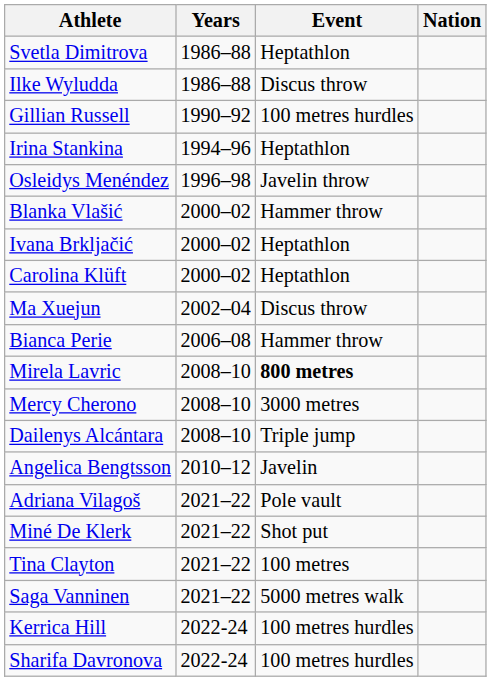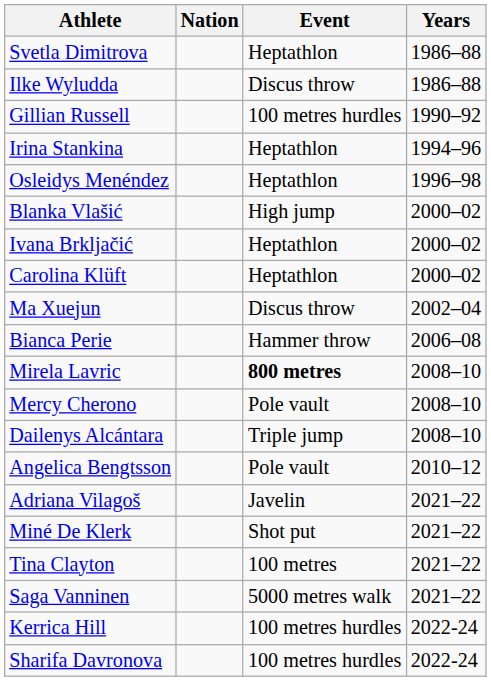columns swapped: (452, 20) <-> (216, 20)
(315, 180) Javelin throw -> (293, 180) Heptathlon
(322, 212) Hammer throw -> (291, 212) High jump
(310, 404) 3000 metres -> (289, 404) Pole vault
(289, 468) Javelin -> (289, 468) Pole vault
(301, 500) Pole vault -> (276, 500) Javelin
